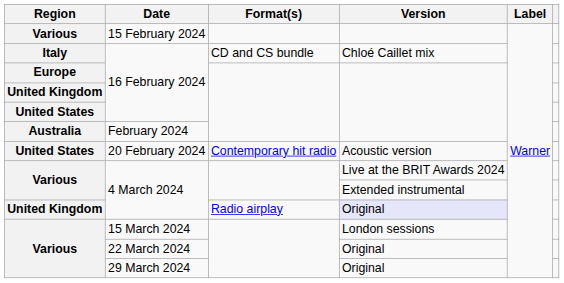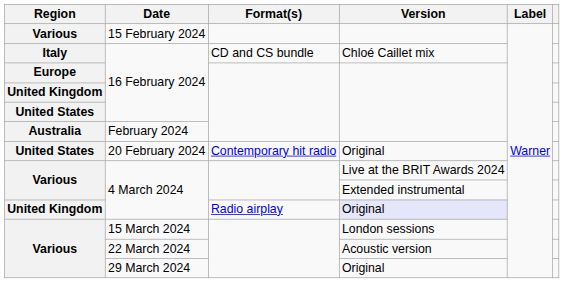(387, 151) Acoustic version -> (363, 151) Original
(363, 248) Original -> (387, 248) Acoustic version
